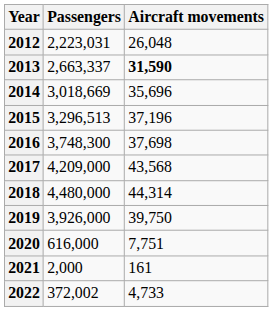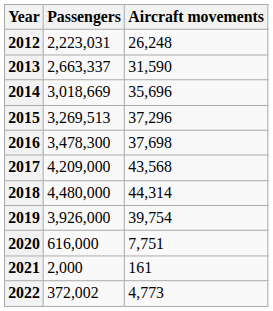(150, 42) 26,048 -> (150, 42) 26,248
(150, 67) bold -> (150, 67) normal
(79, 117) 3,296,513 -> (79, 117) 3,269,513
(150, 117) 37,196 -> (150, 117) 37,296
(79, 142) 3,748,300 -> (79, 142) 3,478,300
(150, 218) 39,750 -> (150, 218) 39,754
(146, 293) 4,733 -> (146, 293) 4,773
